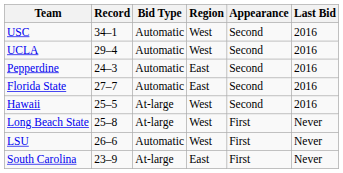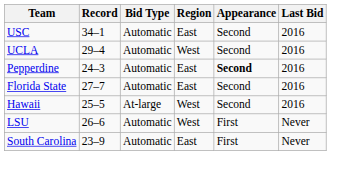(201, 31) West -> (187, 31) East
(246, 68) normal -> (234, 68) bold
- row: (48, 123)
(154, 159) At-large -> (147, 141) Automatic
